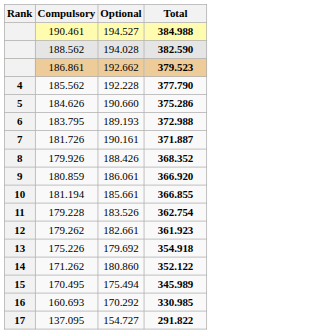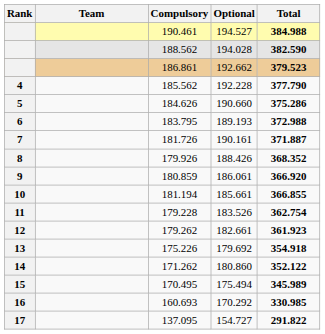+ column: (92, 13)
